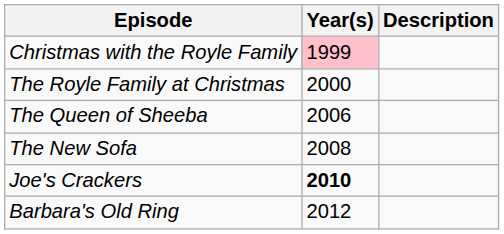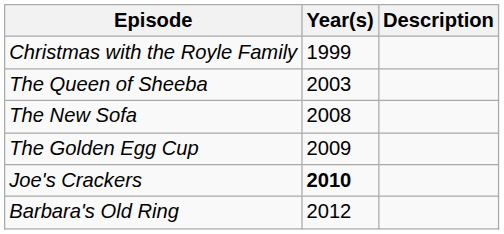(329, 52) pink background -> (329, 52) no background
- row: (147, 84)
(329, 116) 2006 -> (329, 84) 2003
+ row: (104, 148)
